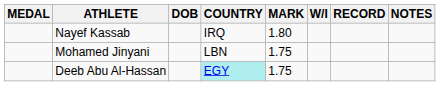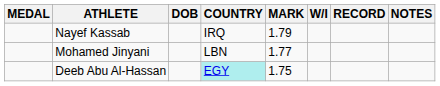(280, 33) 1.80 -> (280, 33) 1.79
(280, 52) 1.75 -> (280, 52) 1.77
